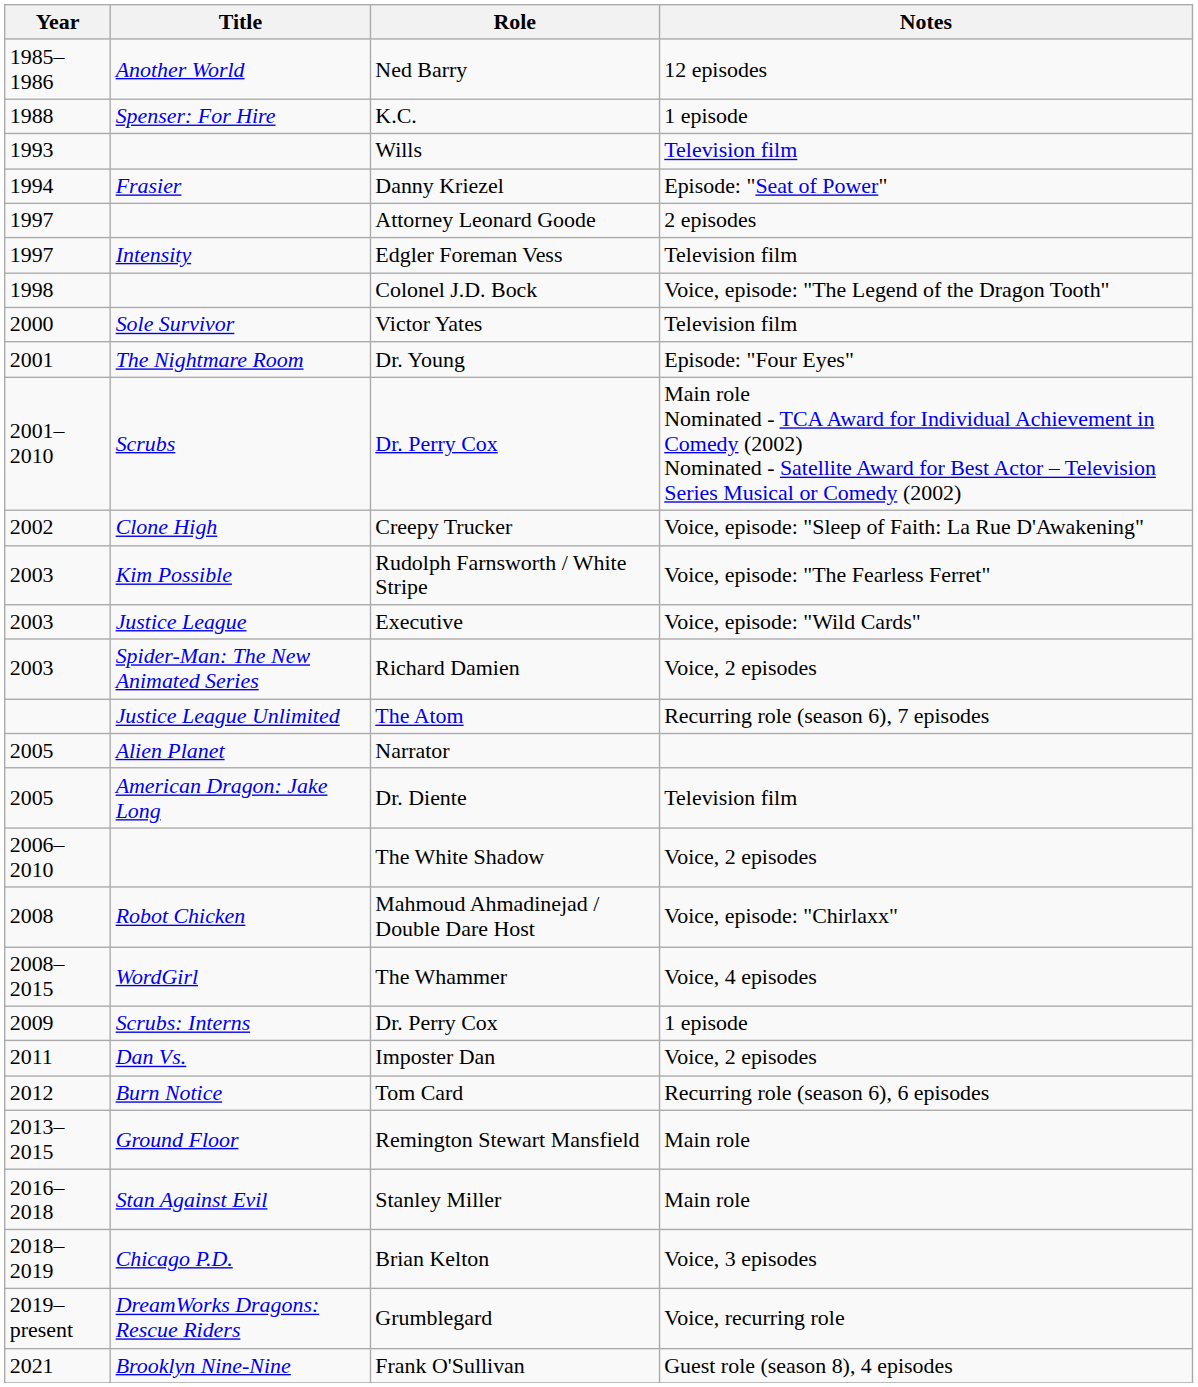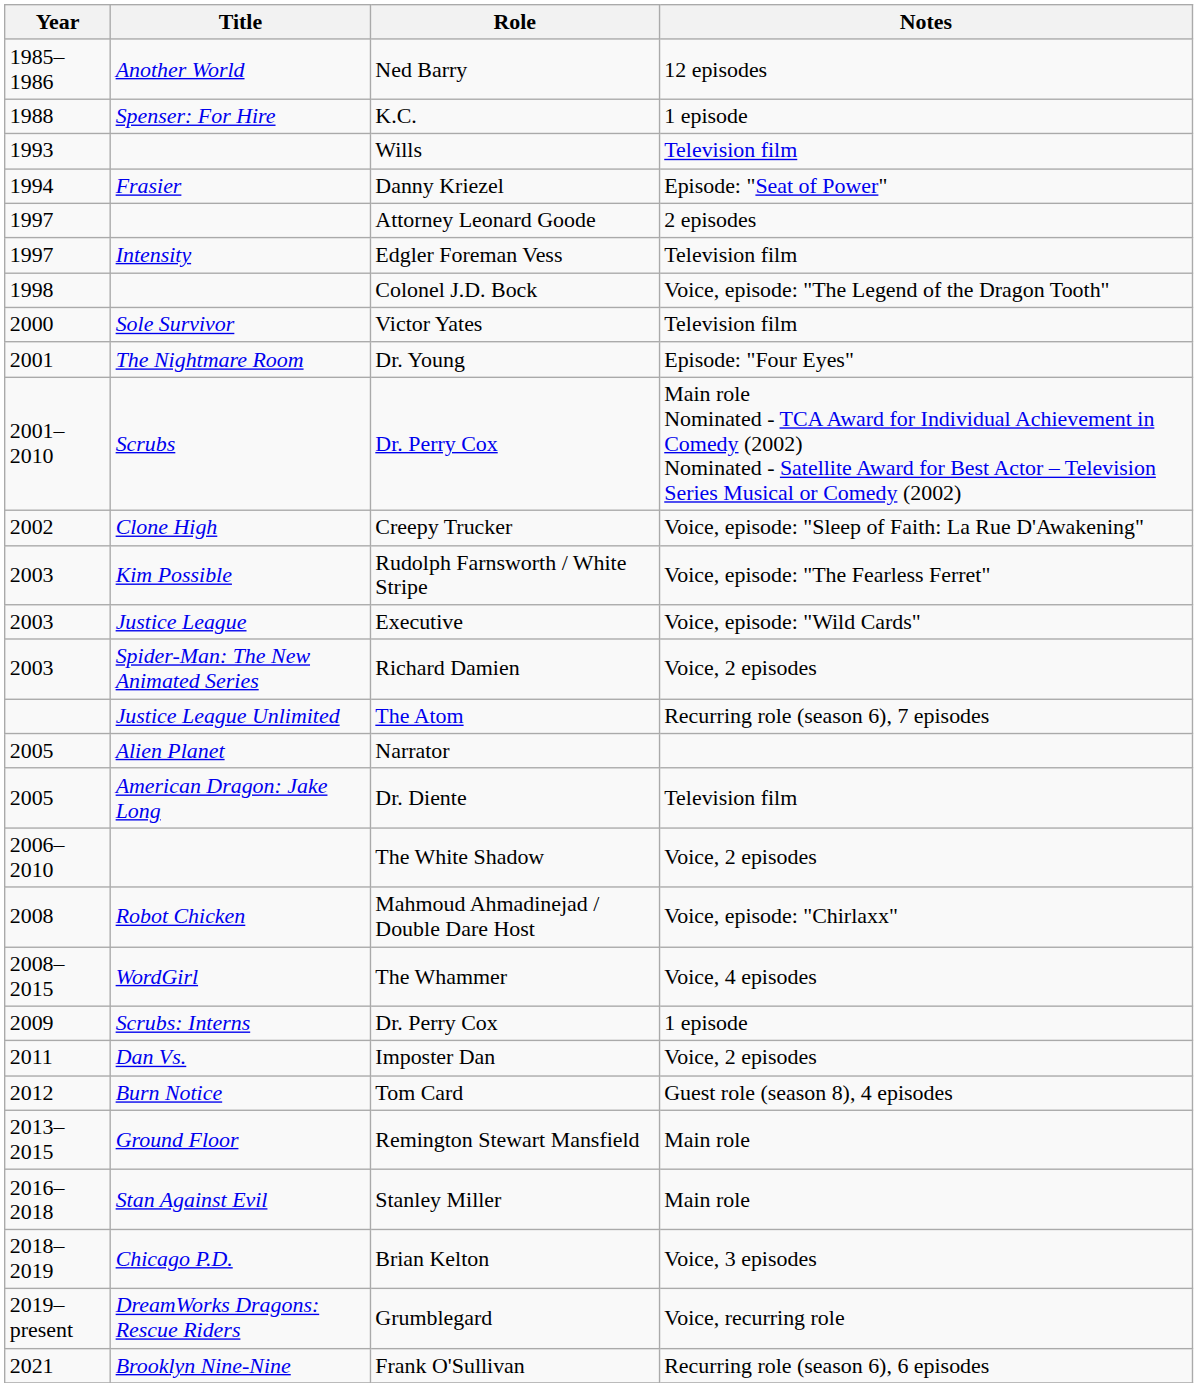(827, 1092) Recurring role (season 6), 6 episodes -> (809, 1092) Guest role (season 8), 4 episodes
(809, 1365) Guest role (season 8), 4 episodes -> (827, 1365) Recurring role (season 6), 6 episodes
